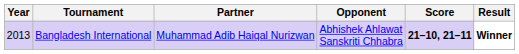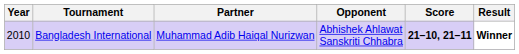(19, 36) 2013 -> (19, 36) 2010
